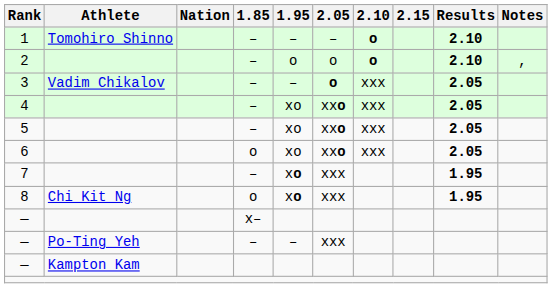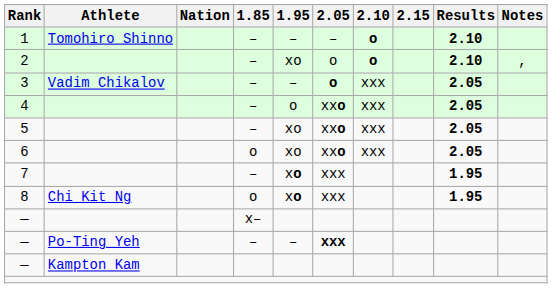(293, 61) o -> (293, 61) xo
(293, 107) xo -> (293, 107) o
(333, 243) normal -> (333, 243) bold
